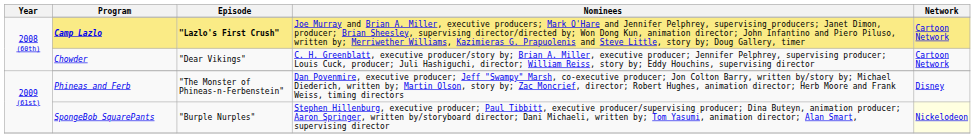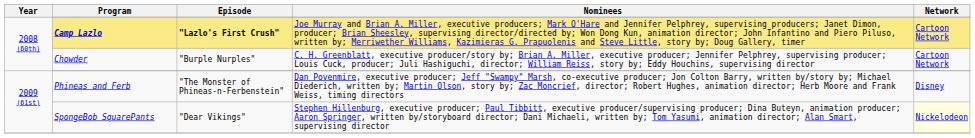(212, 59) "Dear Vikings" -> (217, 59) "Burple Nurples"
(217, 117) "Burple Nurples" -> (212, 117) "Dear Vikings"
